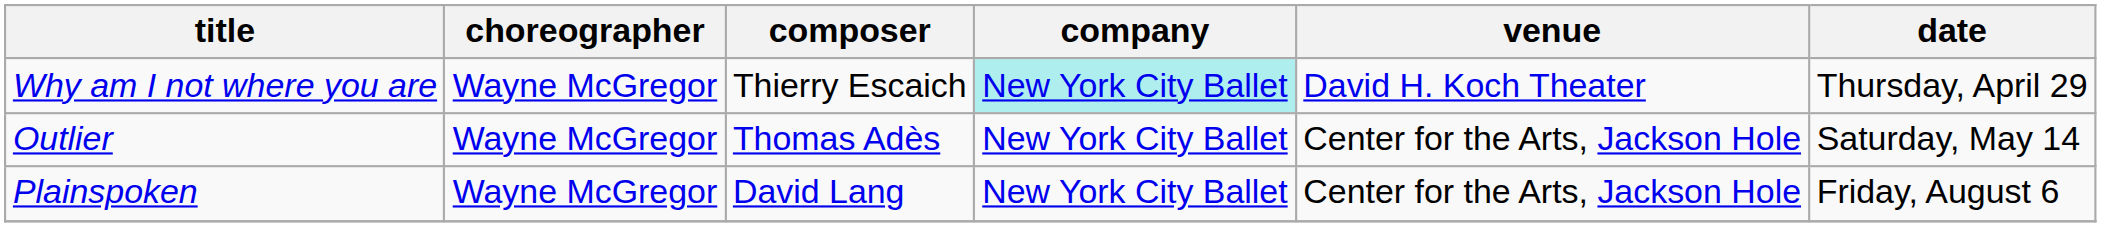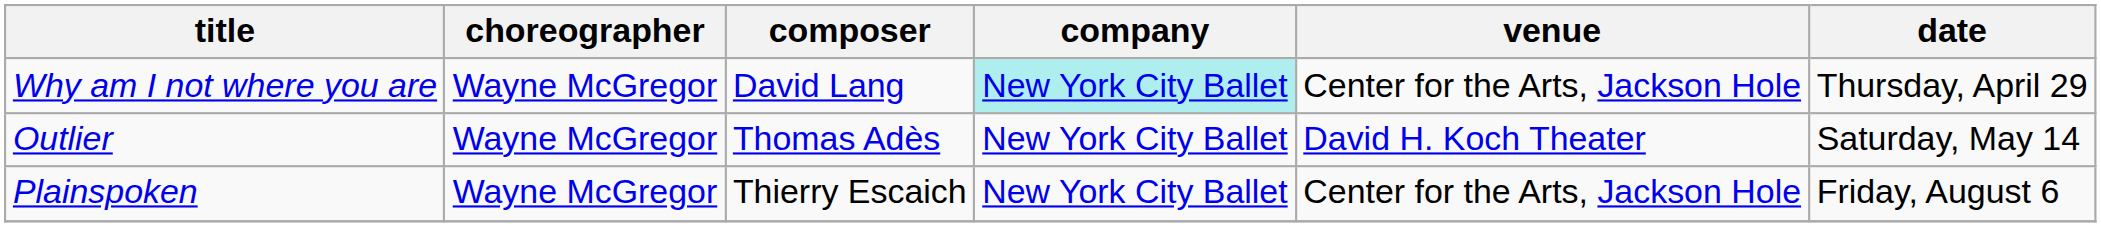(850, 85) Thierry Escaich -> (819, 85) David Lang
(1475, 85) David H. Koch Theater -> (1552, 85) Center for the Arts, Jackson Hole
(1552, 138) Center for the Arts, Jackson Hole -> (1475, 138) David H. Koch Theater
(819, 192) David Lang -> (850, 192) Thierry Escaich
